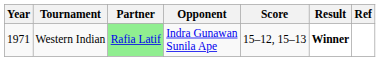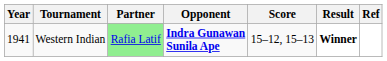(19, 40) 1971 -> (19, 40) 1941
(202, 40) normal -> (206, 40) bold
